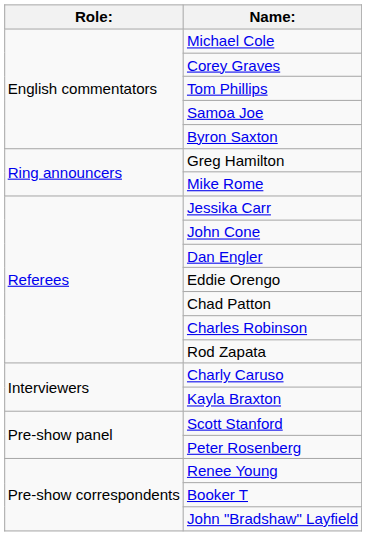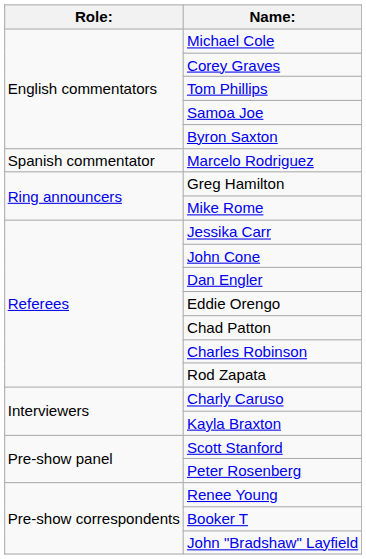+ row: (250, 160)
